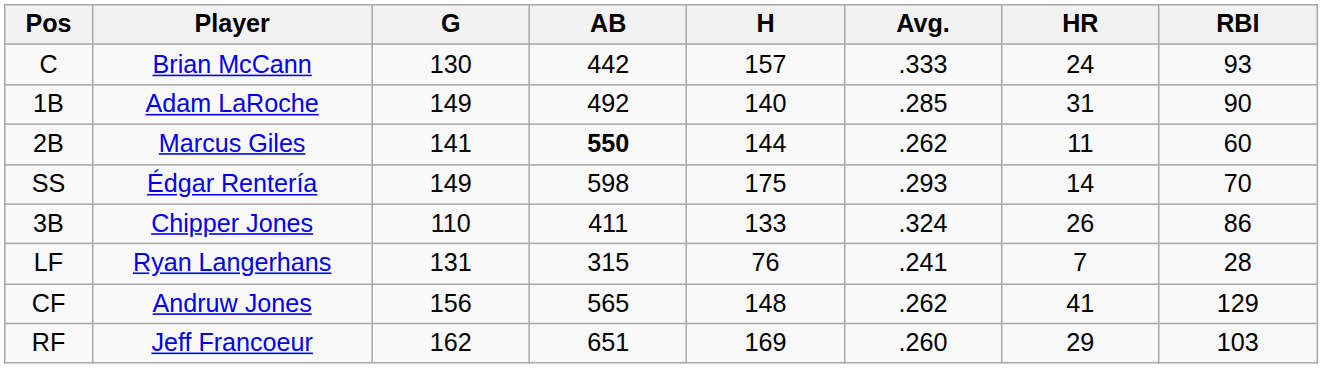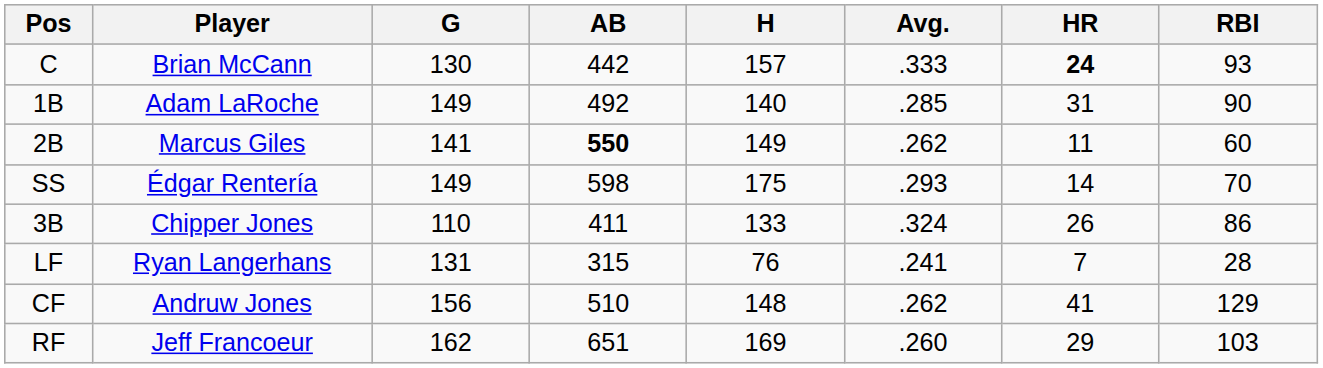(1080, 64) normal -> (1080, 64) bold
(766, 143) 144 -> (766, 143) 149
(608, 303) 565 -> (608, 303) 510
